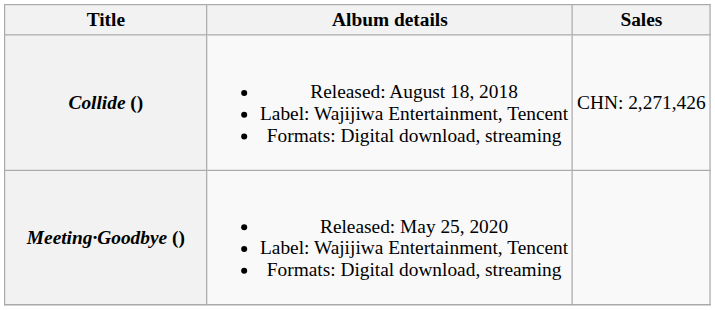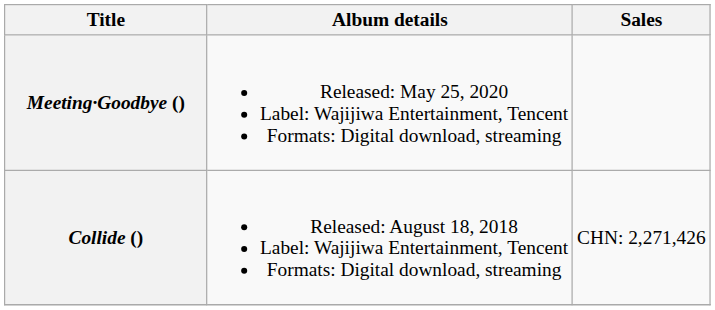rows swapped: (106, 102) <-> (106, 237)
